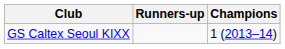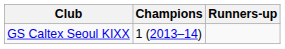columns swapped: (244, 14) <-> (170, 14)
